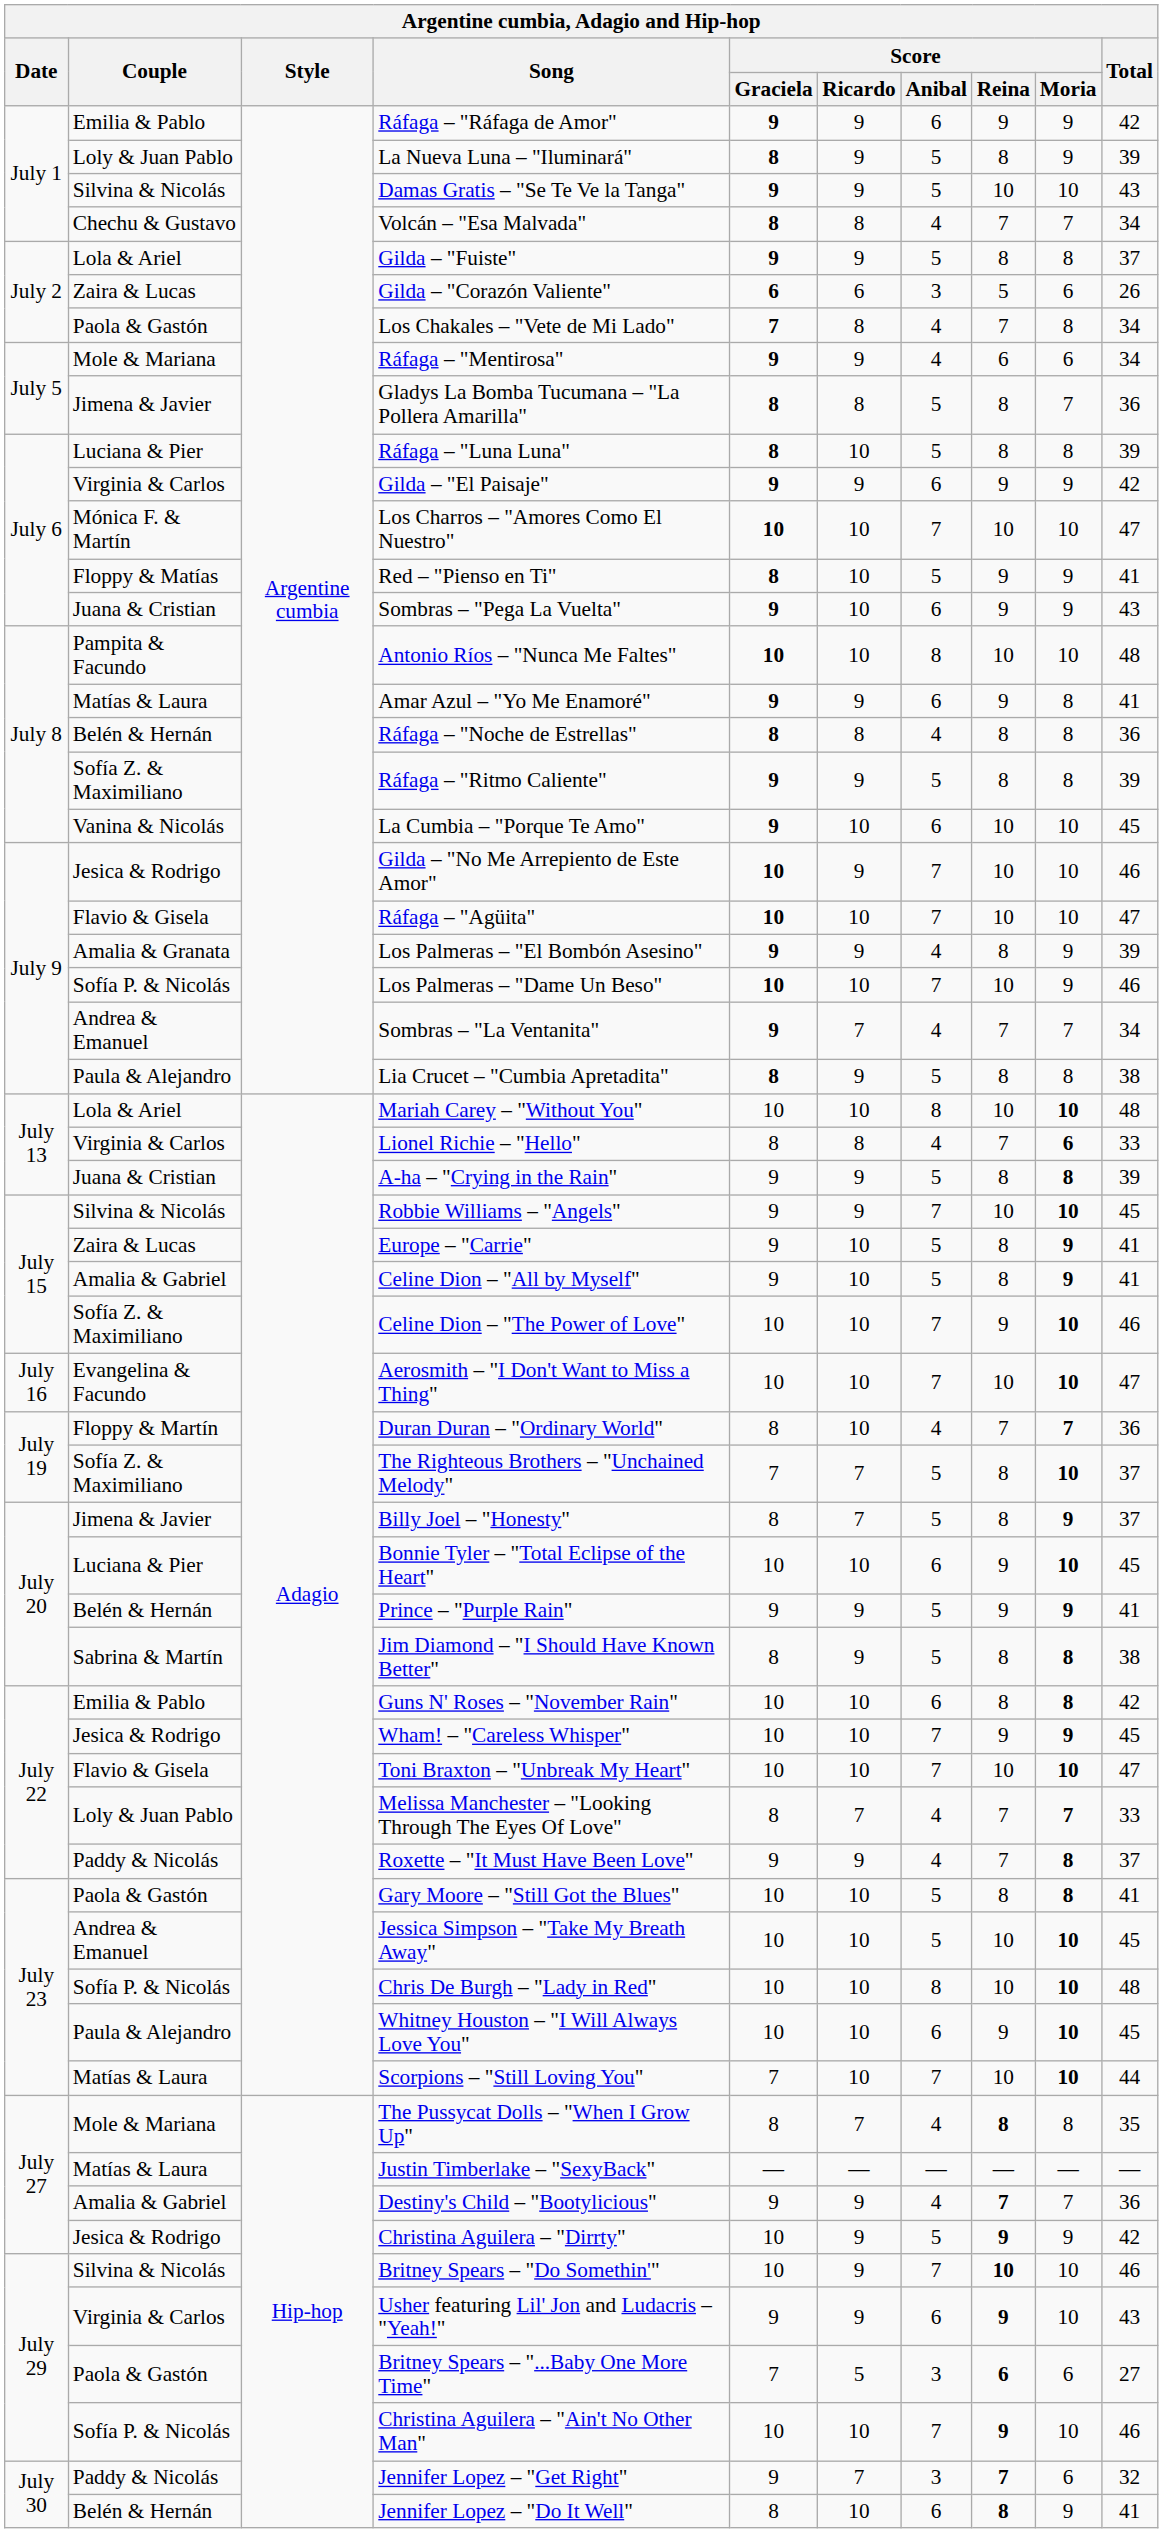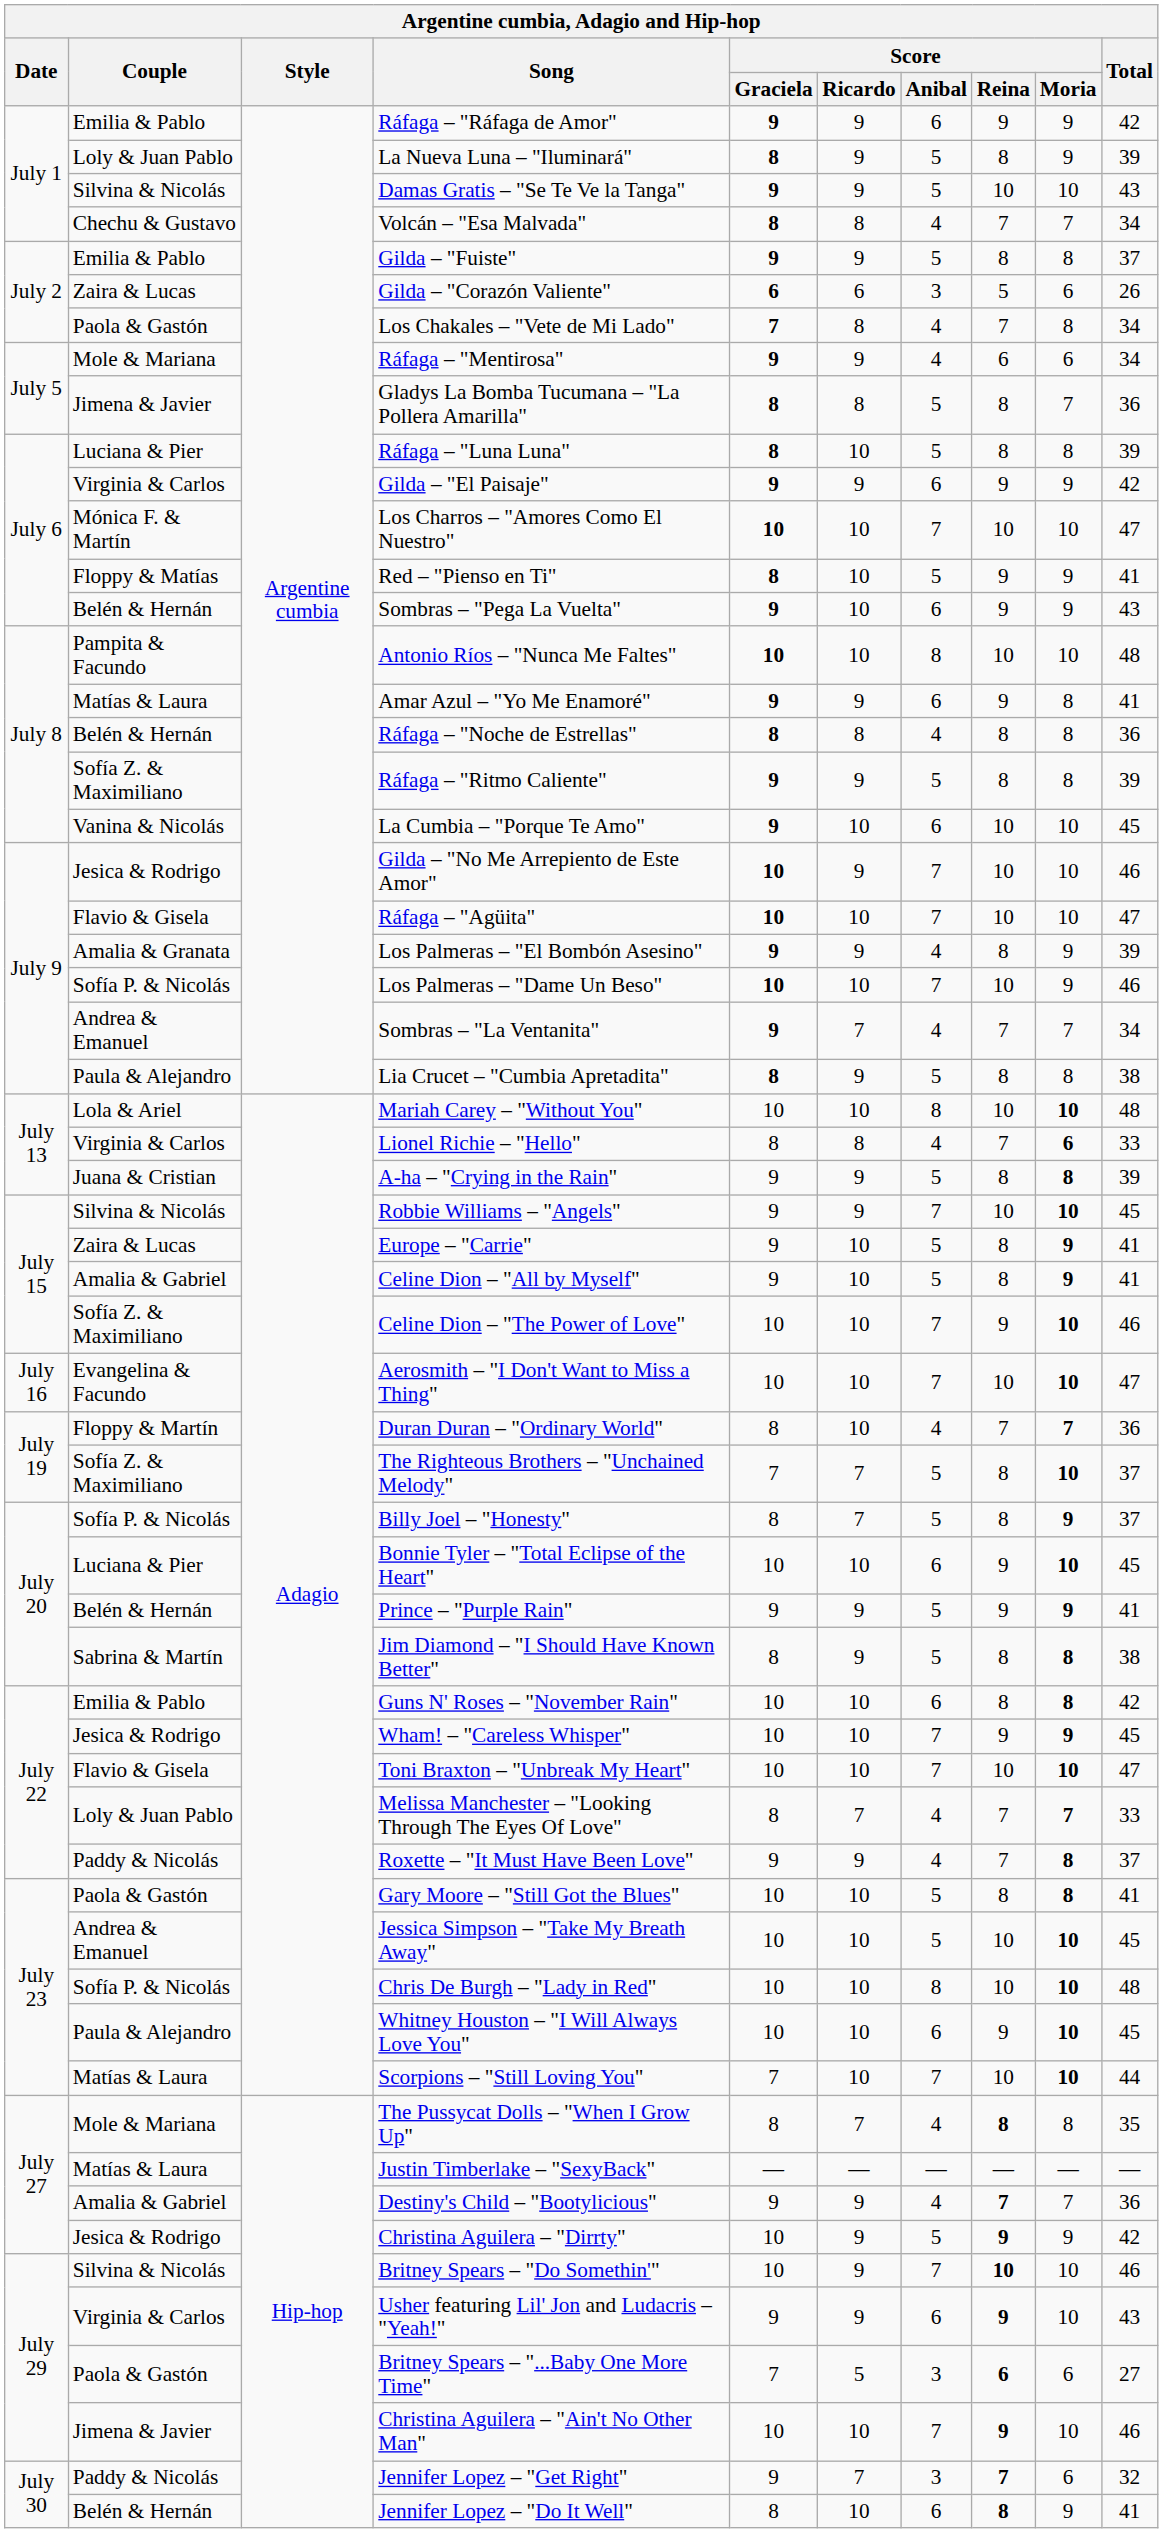(127, 257) Lola & Ariel -> (139, 257) Emilia & Pablo
(144, 609) Juana & Cristian -> (143, 609) Belén & Hernán
(142, 1519) Jimena & Javier -> (151, 1519) Sofía P. & Nicolás
(151, 2431) Sofía P. & Nicolás -> (142, 2431) Jimena & Javier
